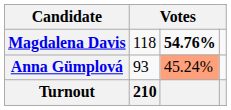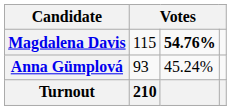(145, 42) 118 -> (145, 42) 115
(188, 67) lightsalmon background -> (188, 67) no background
